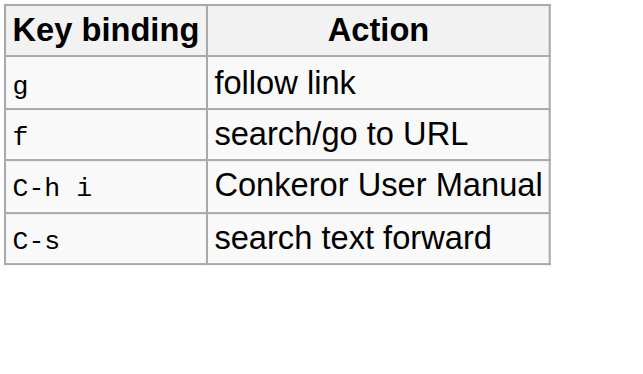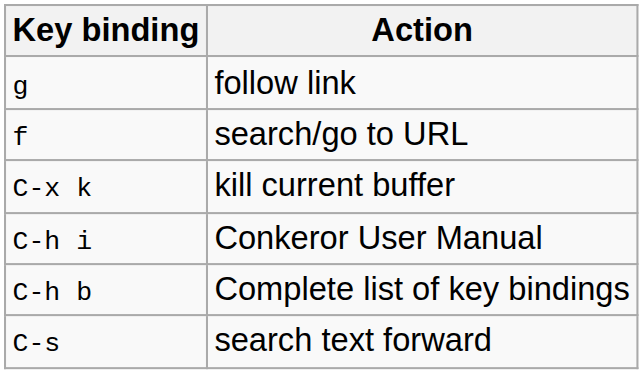+ row: (52, 189)
+ row: (52, 293)
